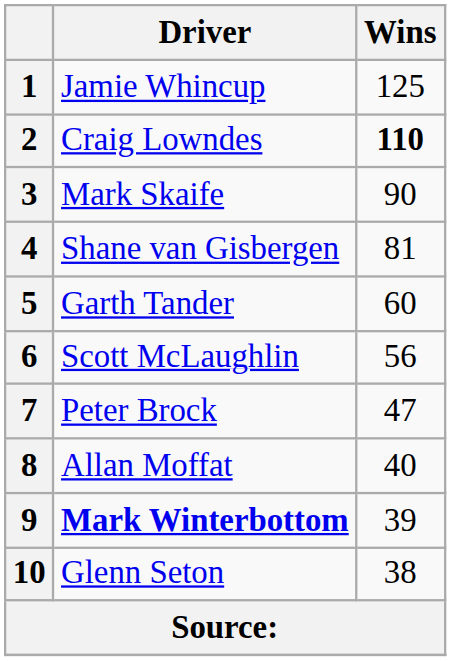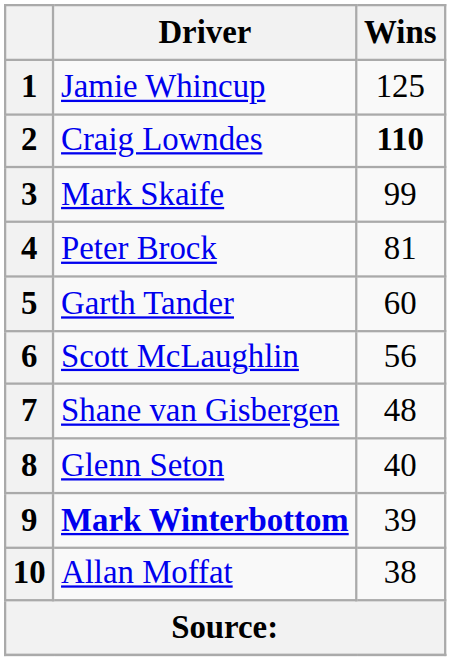(400, 194) 90 -> (400, 194) 99
(200, 248) Shane van Gisbergen -> (139, 248) Peter Brock
(139, 411) Peter Brock -> (200, 411) Shane van Gisbergen
(400, 411) 47 -> (400, 411) 48
(147, 465) Allan Moffat -> (143, 465) Glenn Seton
(143, 573) Glenn Seton -> (147, 573) Allan Moffat
